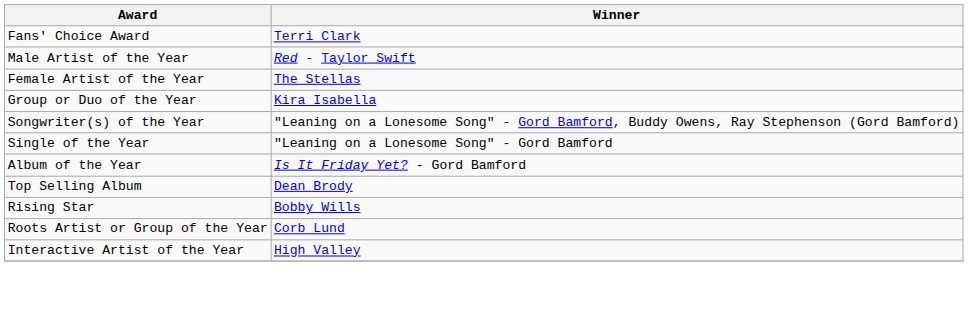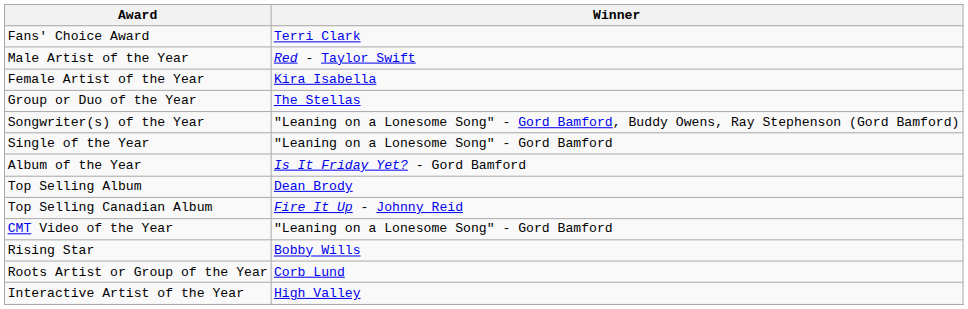(317, 79) The Stellas -> (325, 79) Kira Isabella
(325, 101) Kira Isabella -> (317, 101) The Stellas
+ row: (110, 208)
+ row: (90, 229)
